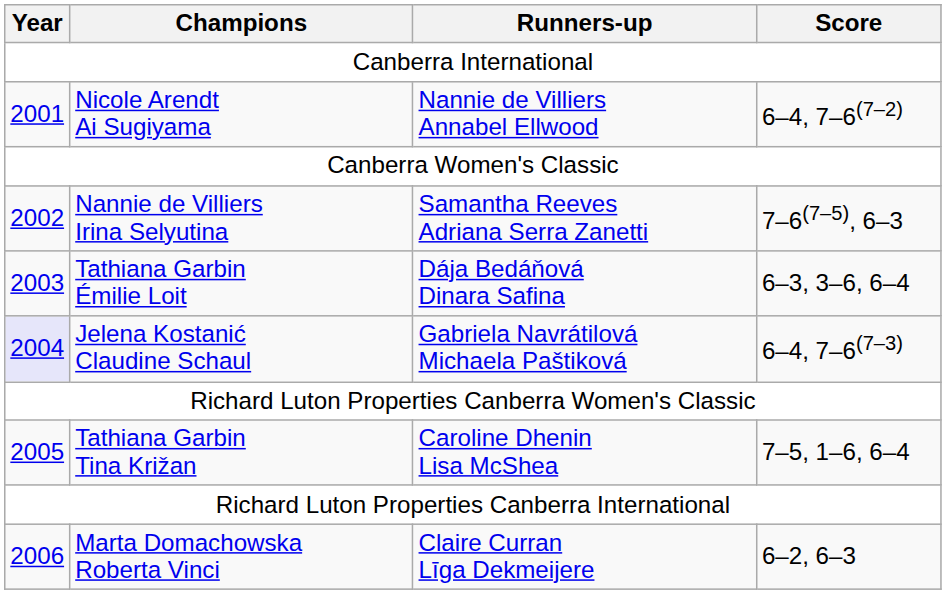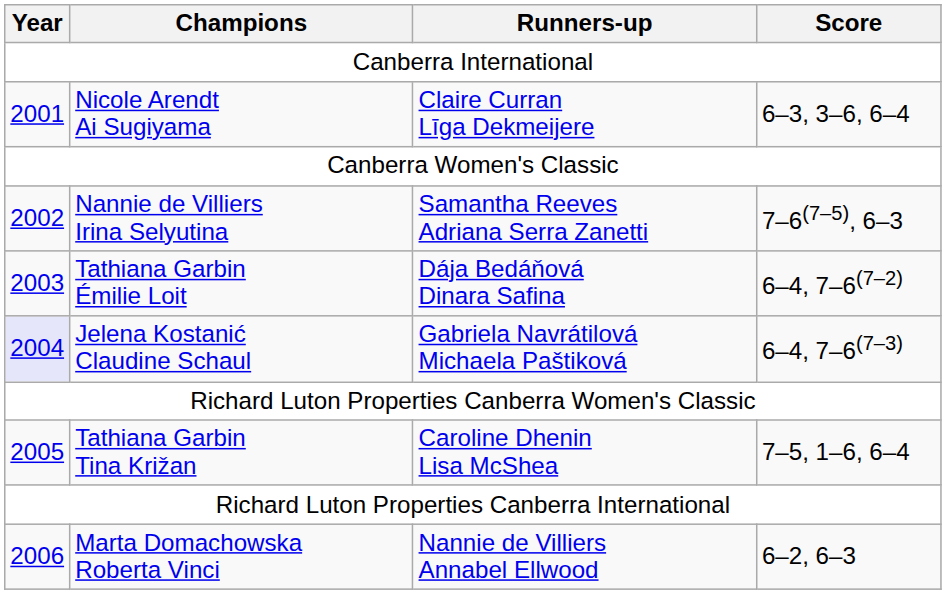(512, 113) Nannie de Villiers Annabel Ellwood -> (506, 113) Claire Curran Līga Dekmeijere
(832, 113) 6–4, 7–6(7–2) -> (836, 113) 6–3, 3–6, 6–4
(836, 283) 6–3, 3–6, 6–4 -> (832, 283) 6–4, 7–6(7–2)
(506, 556) Claire Curran Līga Dekmeijere -> (512, 556) Nannie de Villiers Annabel Ellwood
